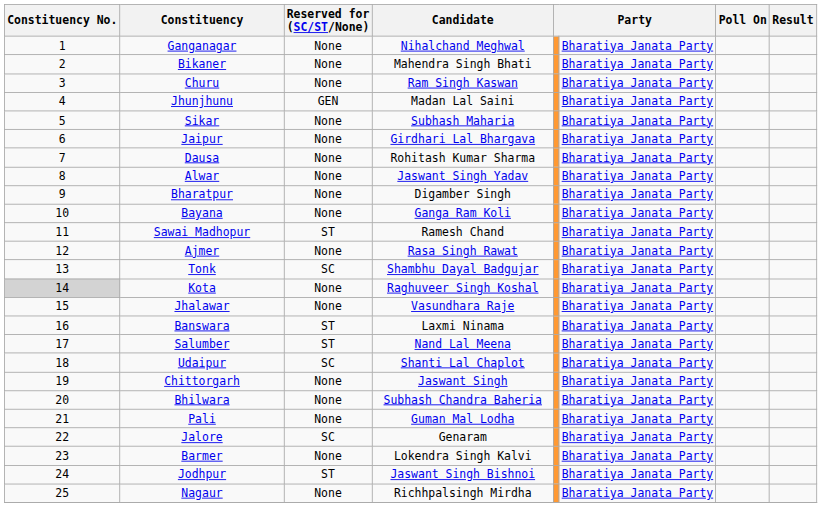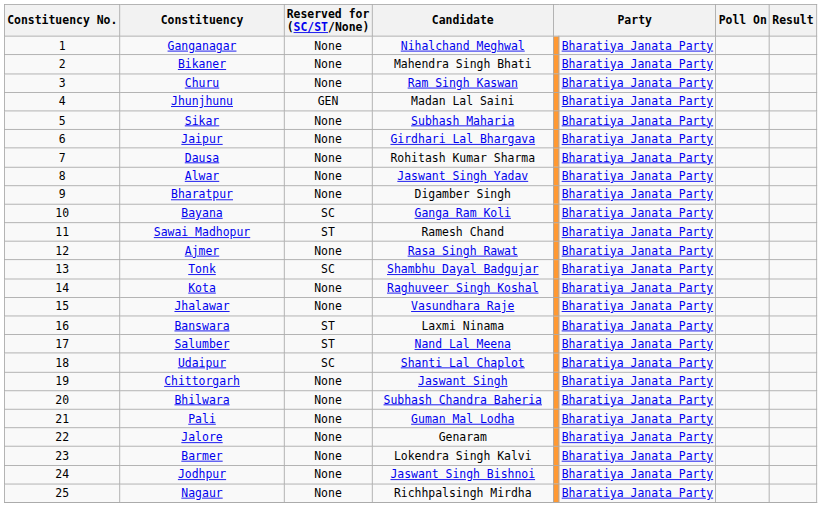(328, 213) None -> (328, 213) SC
(62, 288) lightgrey background -> (62, 288) no background
(328, 437) SC -> (328, 437) None
(328, 474) ST -> (328, 474) None
